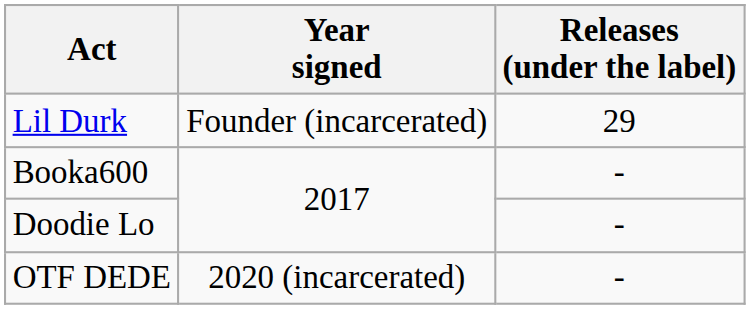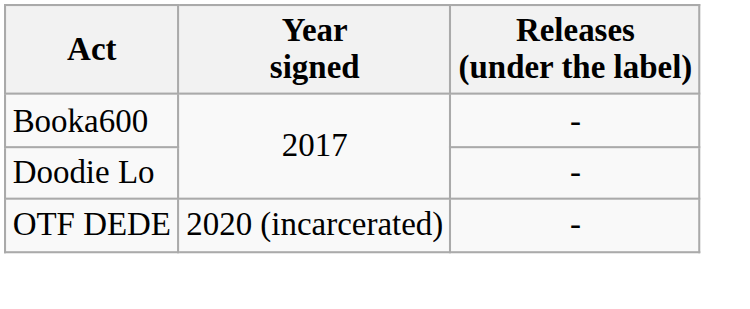- row: (70, 119)
